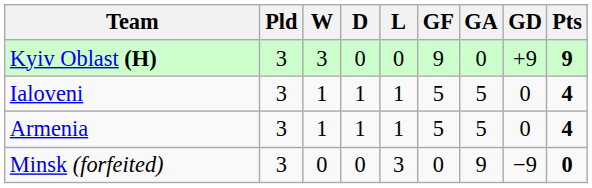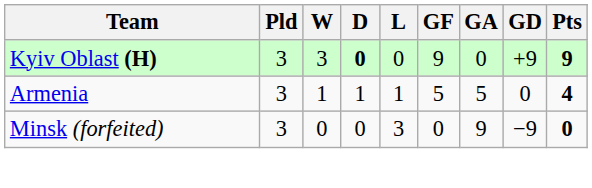(360, 57) normal -> (360, 57) bold
- row: (47, 93)
